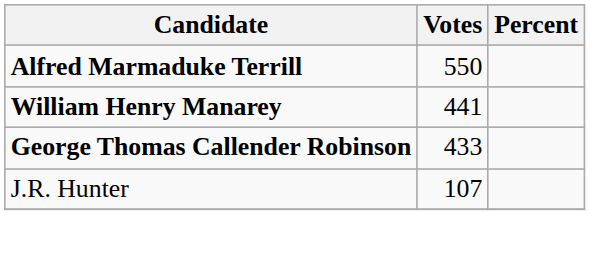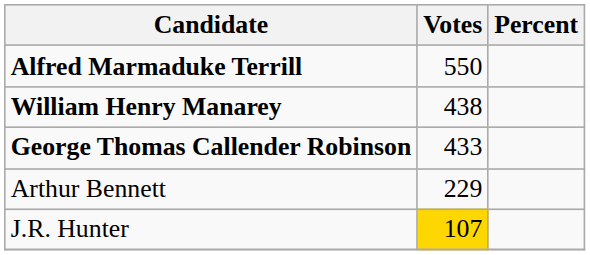(463, 106) 441 -> (463, 106) 438
+ row: (88, 188)
(463, 188) no background -> (463, 229) gold background
